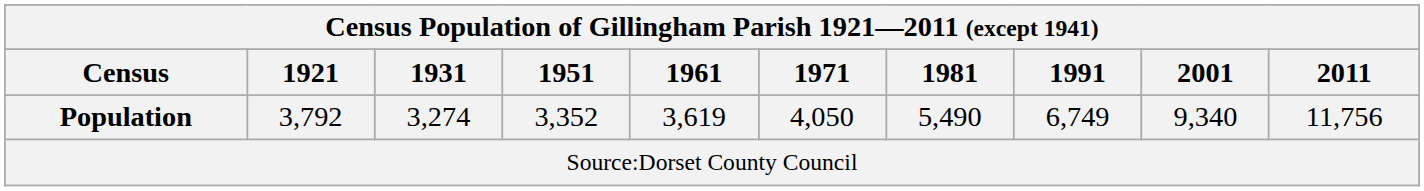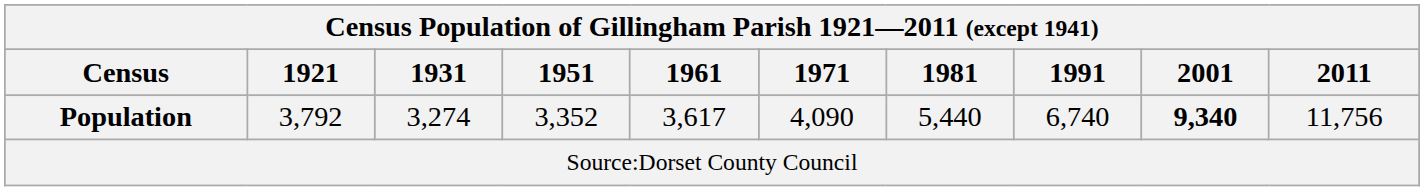(694, 116) 3,619 -> (694, 116) 3,617
(822, 116) 4,050 -> (822, 116) 4,090
(950, 116) 5,490 -> (950, 116) 5,440
(1078, 116) 6,749 -> (1078, 116) 6,740
(1205, 116) normal -> (1205, 116) bold
